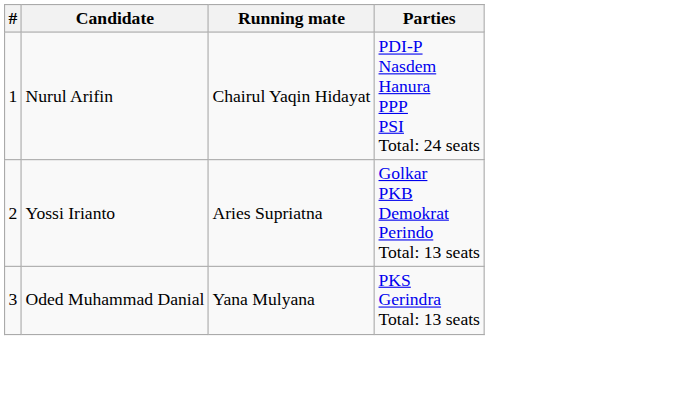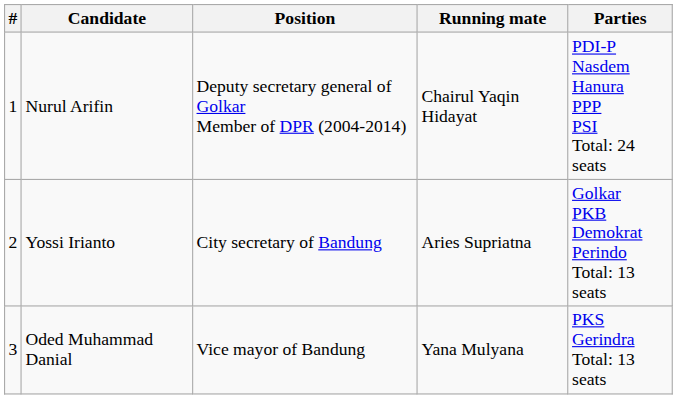+ column: (305, 18)
